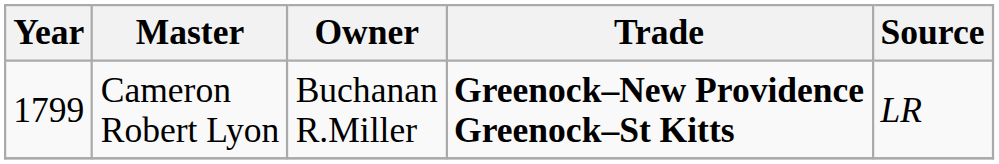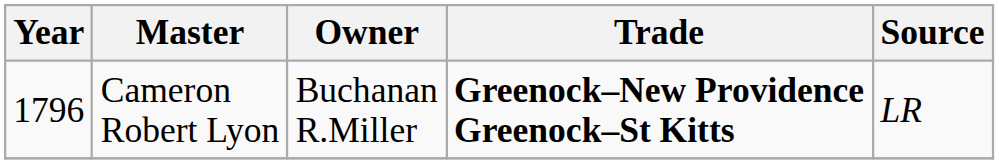(49, 108) 1799 -> (49, 108) 1796
